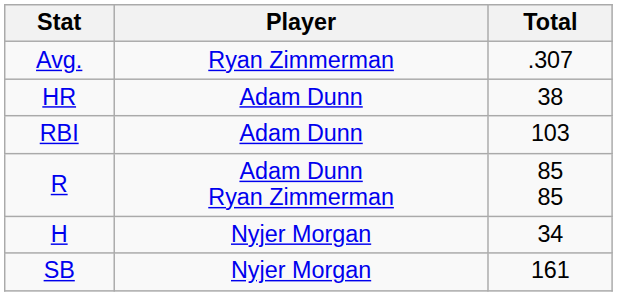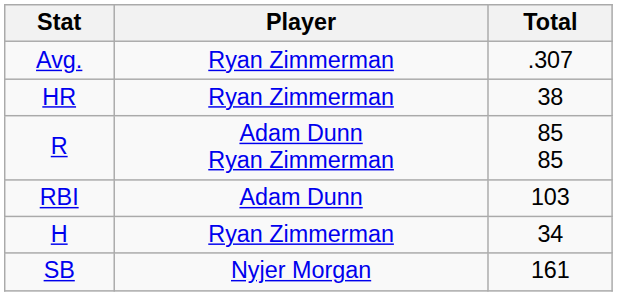(301, 97) Adam Dunn -> (301, 97) Ryan Zimmerman
rows swapped: (59, 134) <-> (59, 184)
(301, 234) Nyjer Morgan -> (301, 234) Ryan Zimmerman
